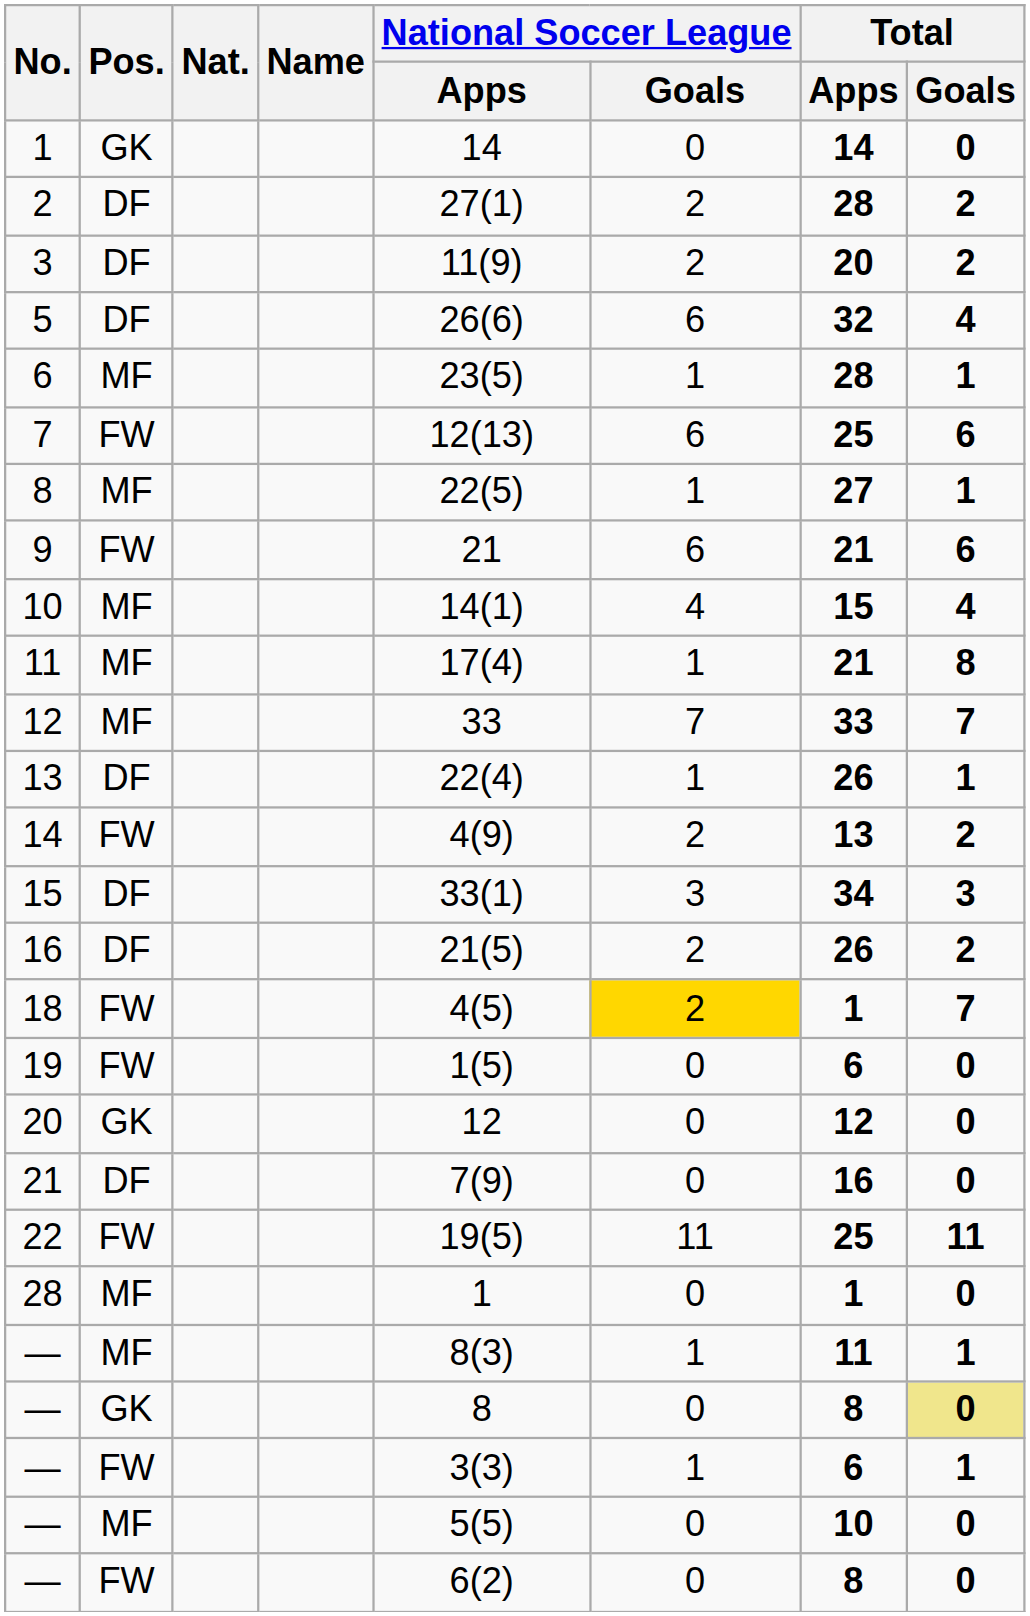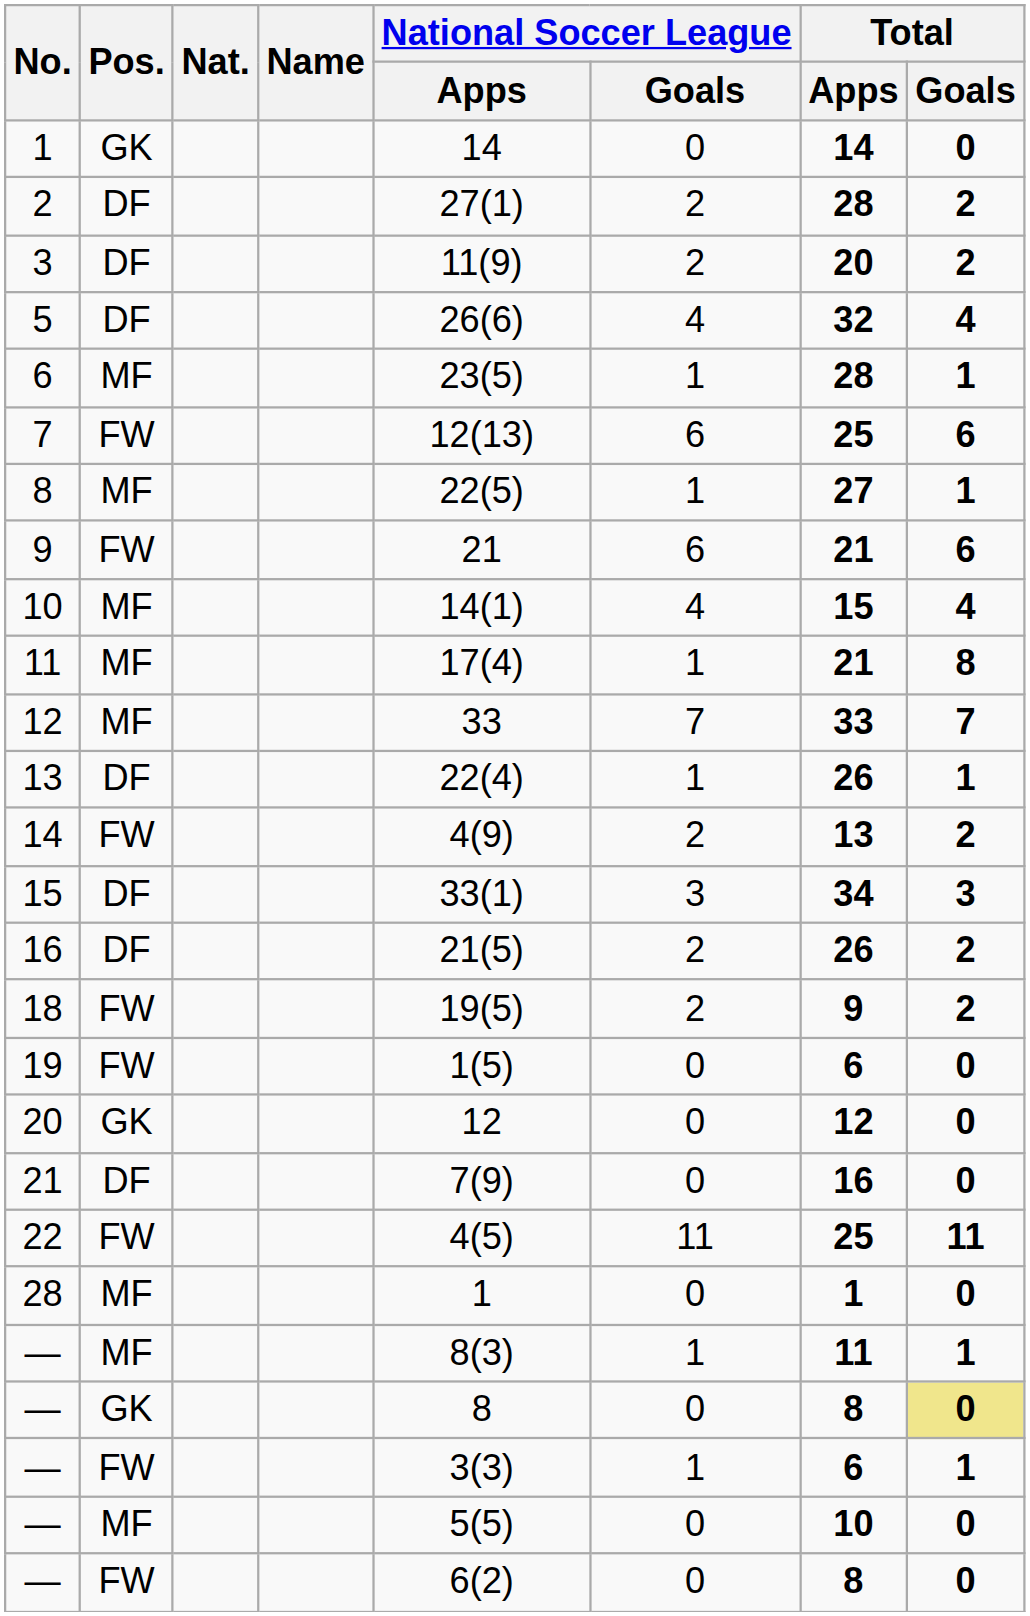(695, 319) 6 -> (695, 319) 4
(482, 1008) 4(5) -> (482, 1008) 19(5)
(695, 1008) gold background -> (695, 1008) no background
(853, 1008) 1 -> (853, 1008) 9
(966, 1008) 7 -> (966, 1008) 2
(482, 1237) 19(5) -> (482, 1237) 4(5)
